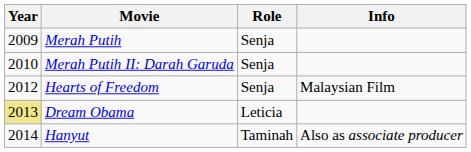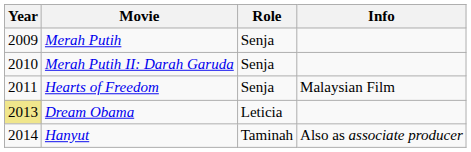(23, 87) 2012 -> (23, 87) 2011
